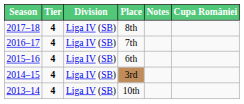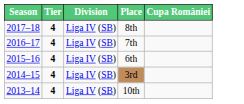- column: (158, 12)
